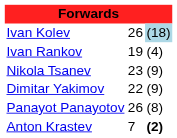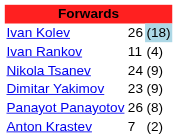(135, 51) 19 -> (135, 51) 11
(135, 70) 23 -> (135, 70) 24
(135, 89) 22 -> (135, 89) 23
(155, 126) bold -> (155, 126) normal
